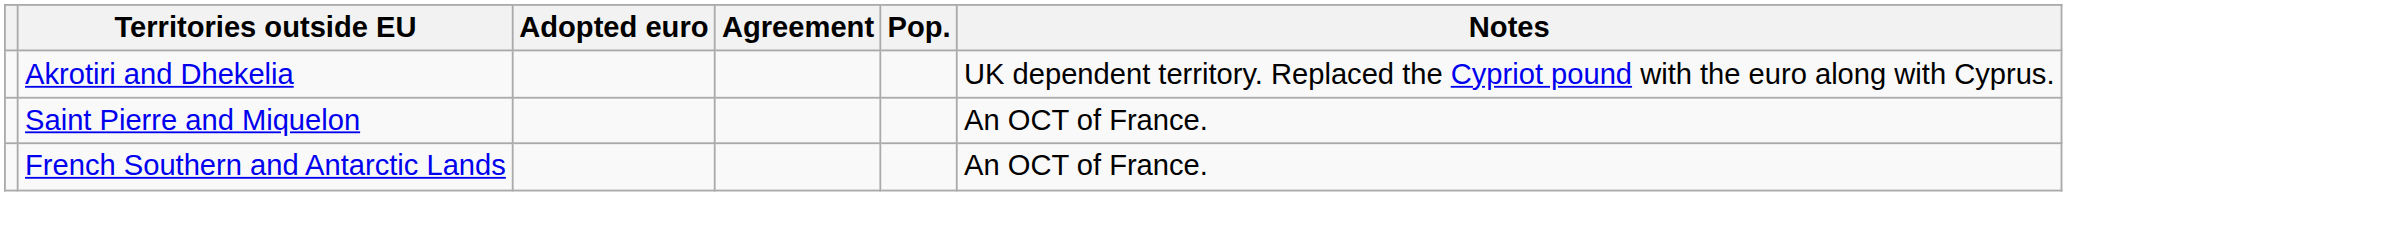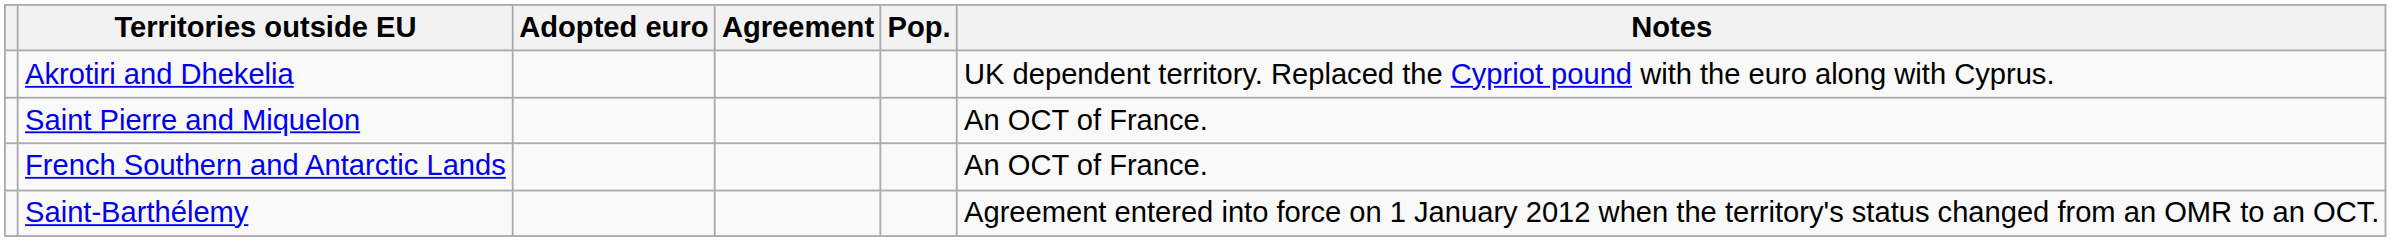+ row: (137, 212)
